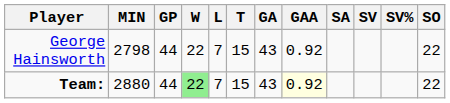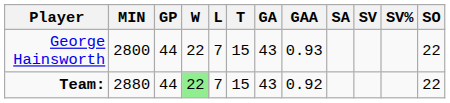(132, 51) 2798 -> (132, 51) 2800
(304, 51) 0.92 -> (304, 51) 0.93
(304, 85) lightyellow background -> (304, 85) no background
